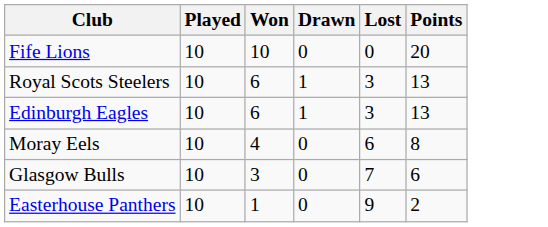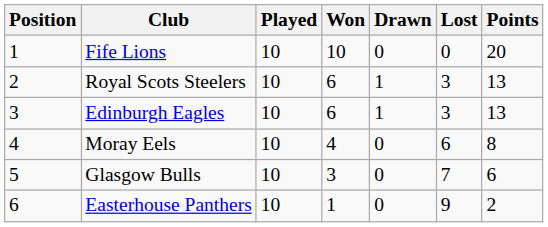+ column: (43, 19)
